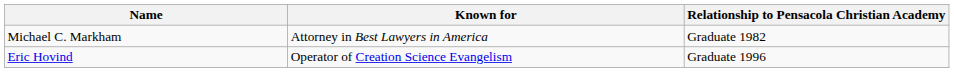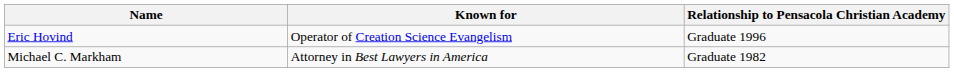rows swapped: (40, 57) <-> (64, 36)
